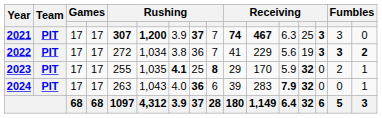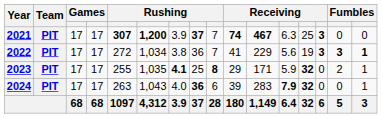(340, 35) 3 -> (340, 35) 0
(364, 52) 2 -> (364, 52) 1
(263, 69) 170 -> (263, 69) 171
